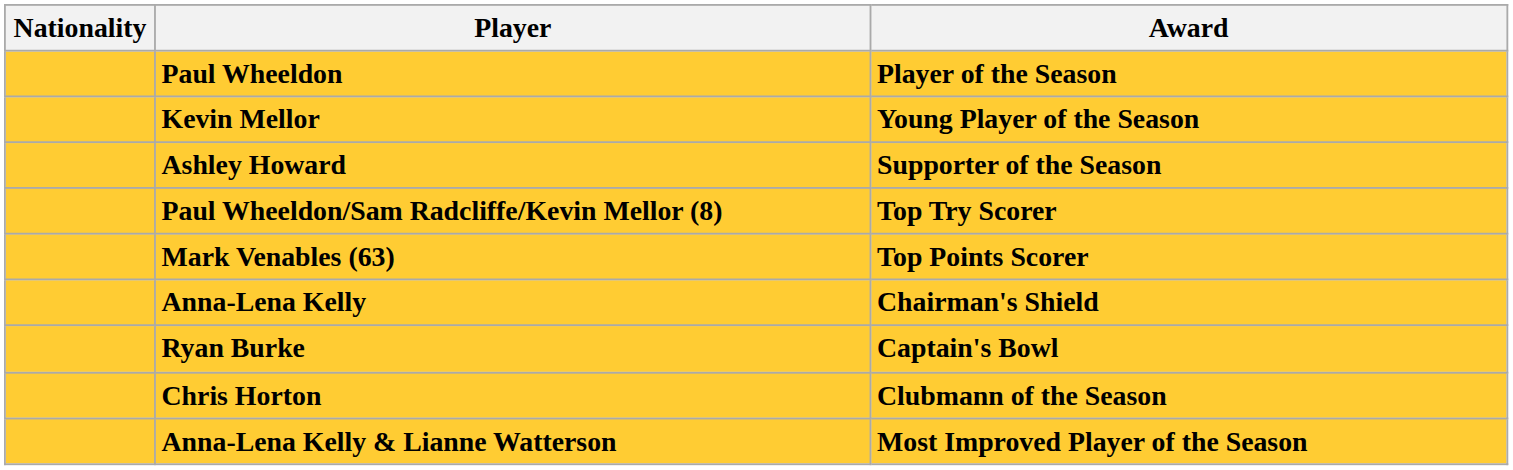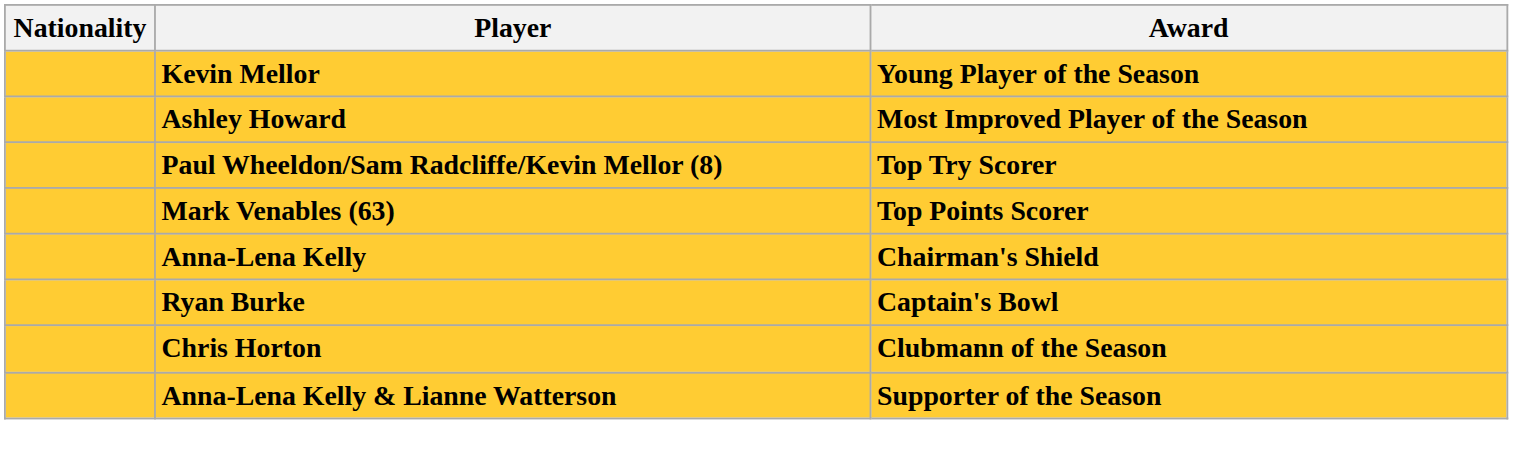- row: (252, 73)
(1019, 165) Supporter of the Season -> (1092, 119) Most Improved Player of the Season
(1092, 440) Most Improved Player of the Season -> (1019, 394) Supporter of the Season
